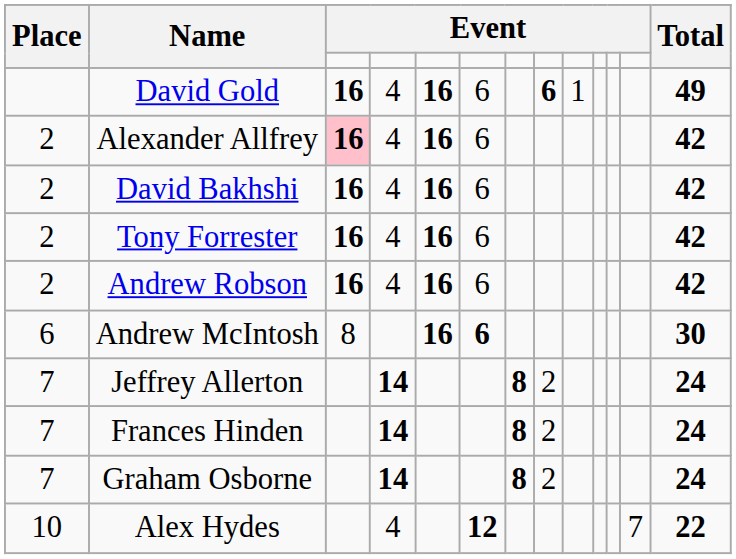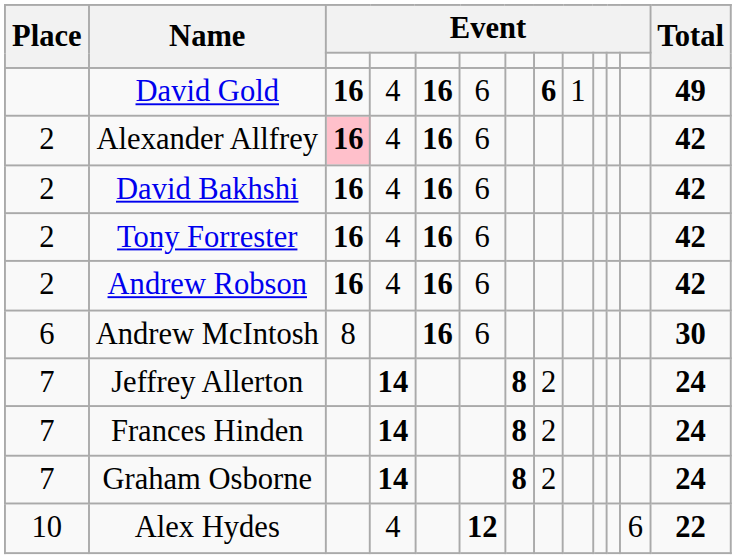(482, 333) bold -> (482, 333) normal
(635, 527) 7 -> (635, 527) 6
